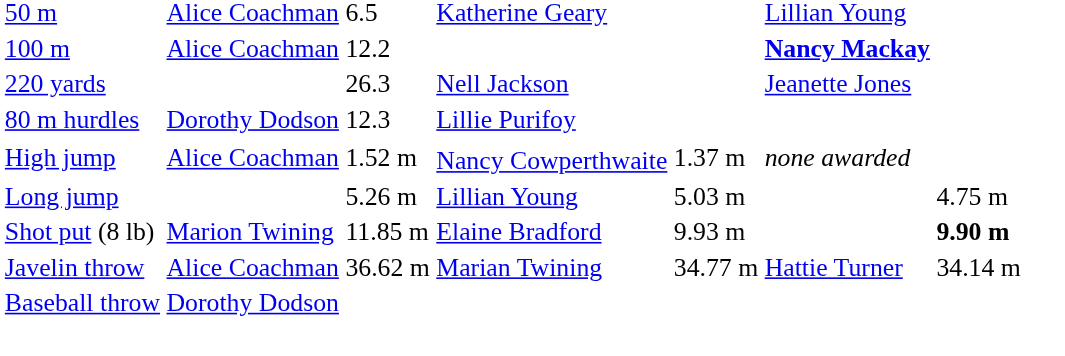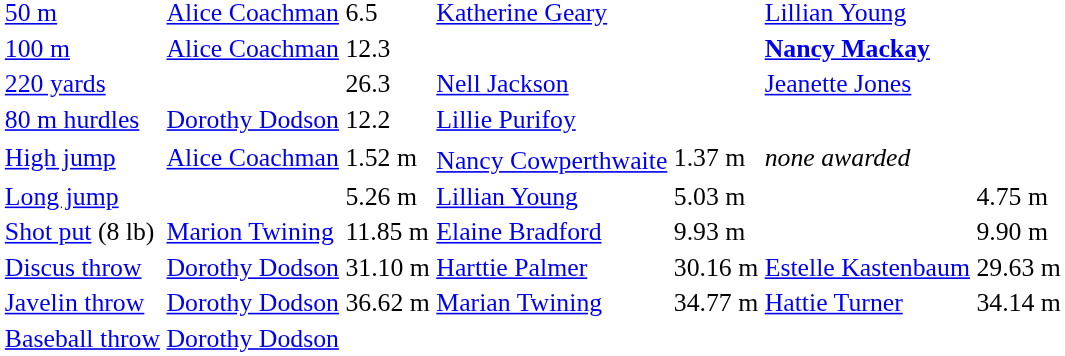(368, 48) 12.2 -> (368, 48) 12.3
(368, 119) 12.3 -> (368, 119) 12.2
(973, 231) bold -> (1012, 231) normal
+ row: (73, 267)
(253, 267) Alice Coachman -> (253, 302) Dorothy Dodson
